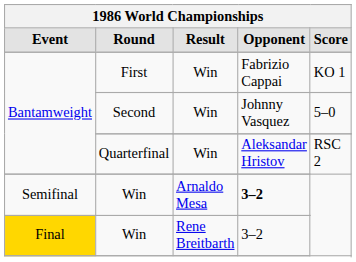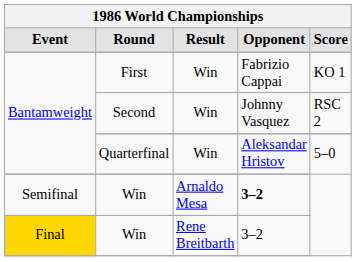(325, 112) 5–0 -> (327, 112) RSC 2
(327, 153) RSC 2 -> (325, 153) 5–0
